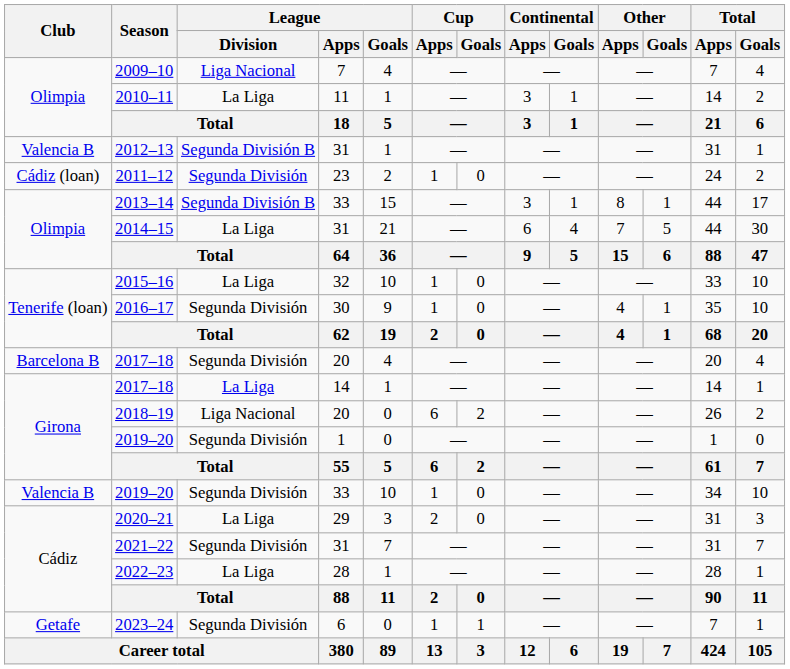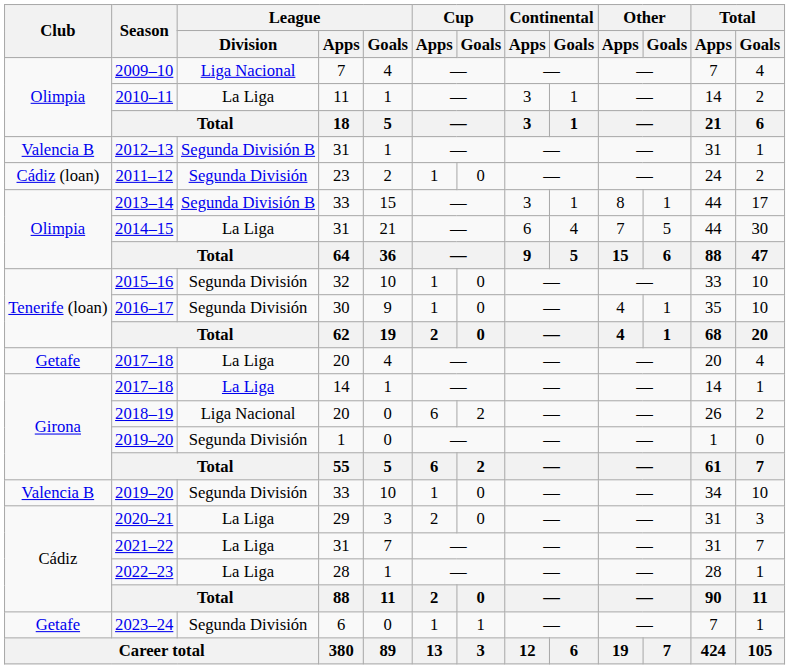(248, 281) La Liga -> (248, 281) Segunda División
(58, 360) Barcelona B -> (58, 360) Getafe
(248, 360) Segunda División -> (248, 360) La Liga
(248, 545) Segunda División -> (248, 545) La Liga
